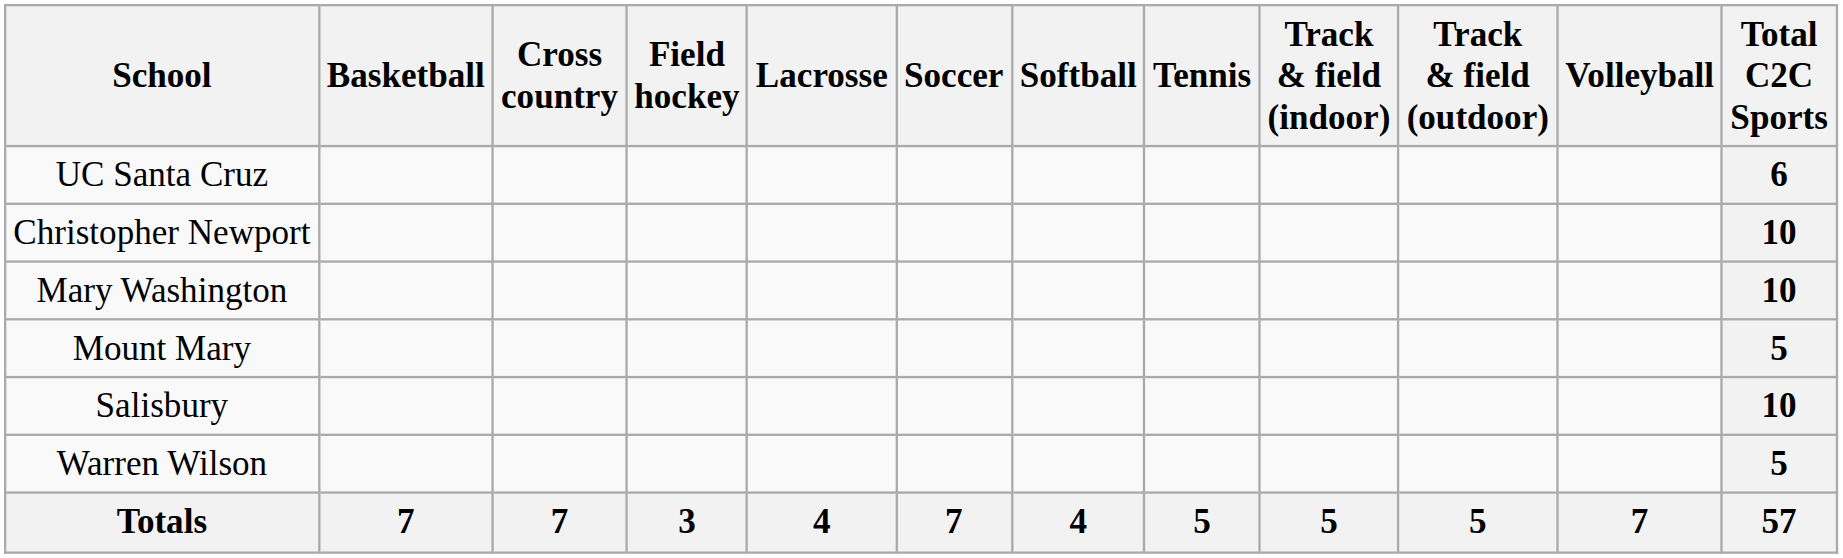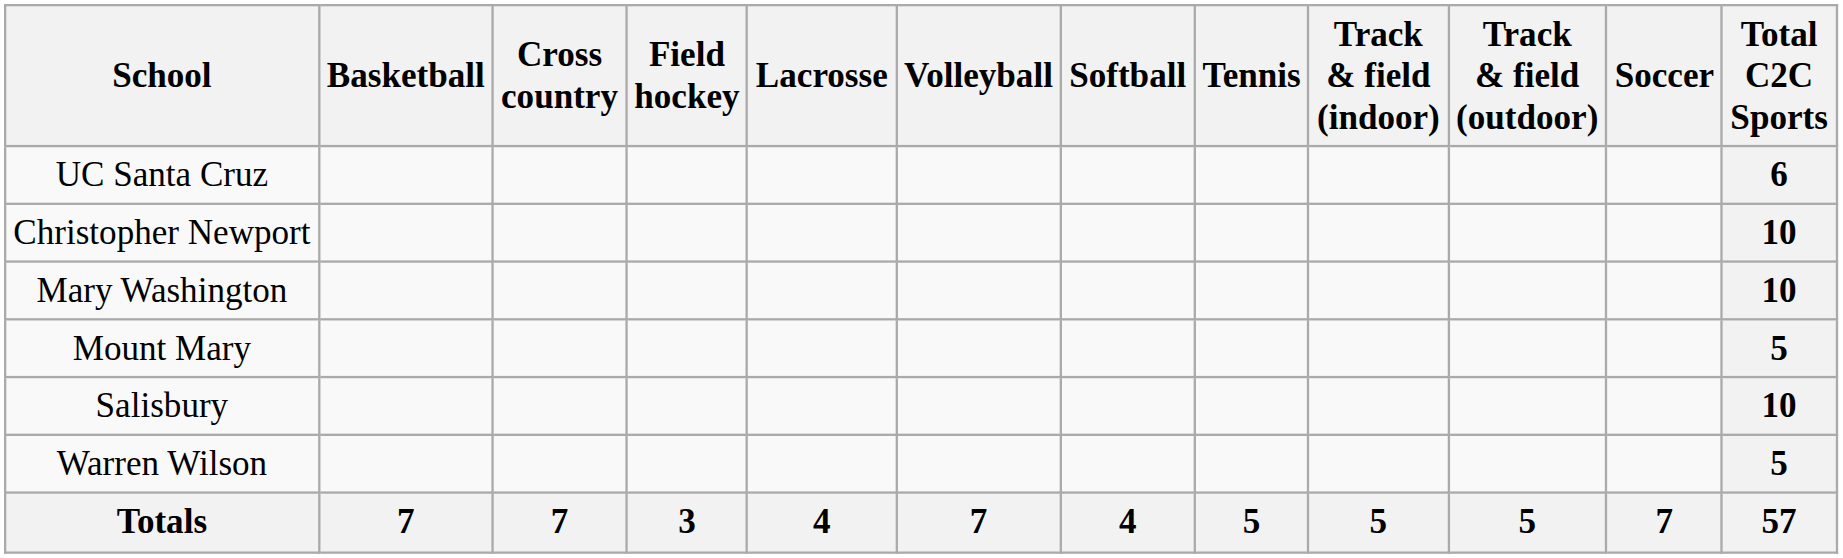columns swapped: (954, 75) <-> (1640, 75)
